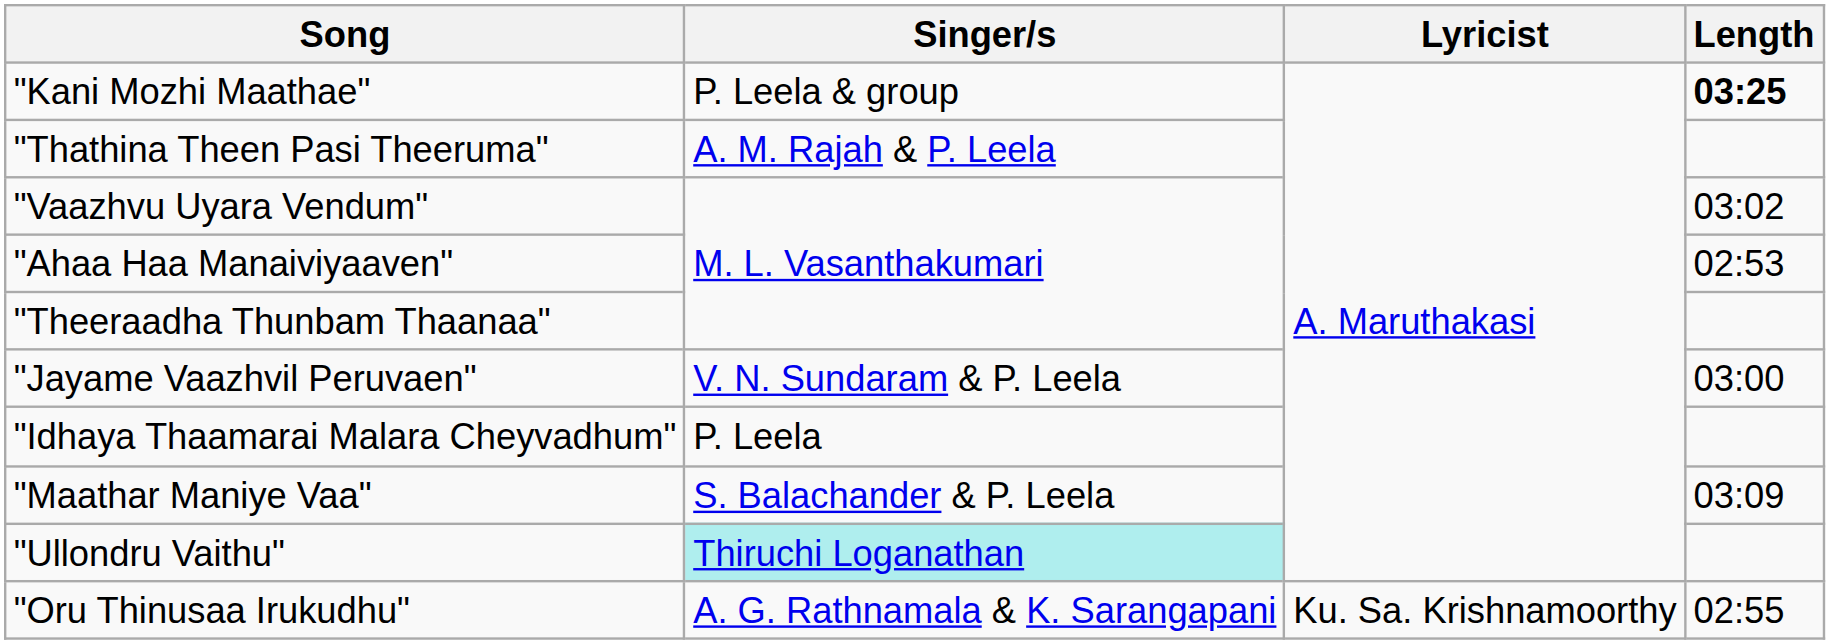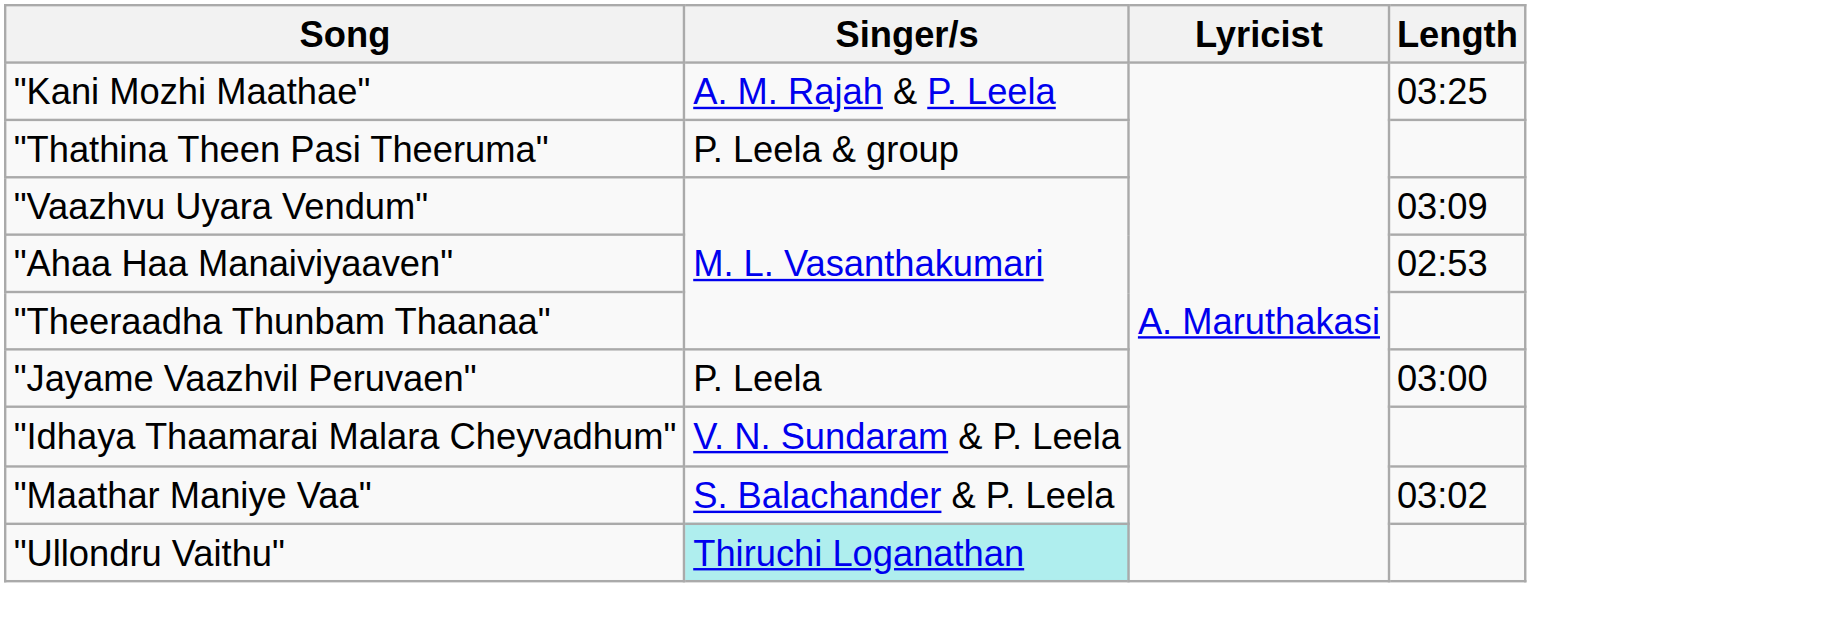(826, 92) P. Leela & group -> (875, 92) A. M. Rajah & P. Leela
(1740, 92) bold -> (1442, 92) normal
(875, 149) A. M. Rajah & P. Leela -> (826, 149) P. Leela & group
(1739, 207) 03:02 -> (1442, 207) 03:09
(907, 379) V. N. Sundaram & P. Leela -> (757, 379) P. Leela
(757, 437) P. Leela -> (907, 437) V. N. Sundaram & P. Leela
(1739, 494) 03:09 -> (1442, 494) 03:02
- row: (212, 609)
